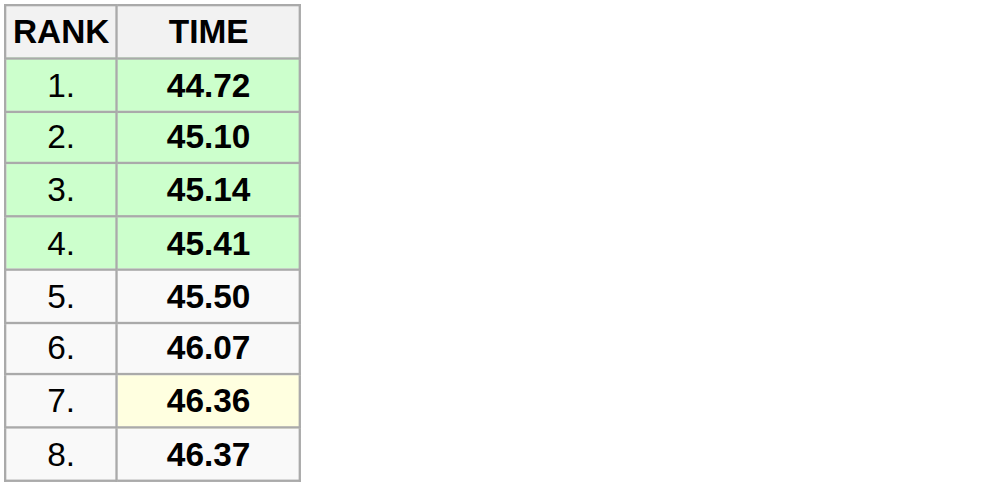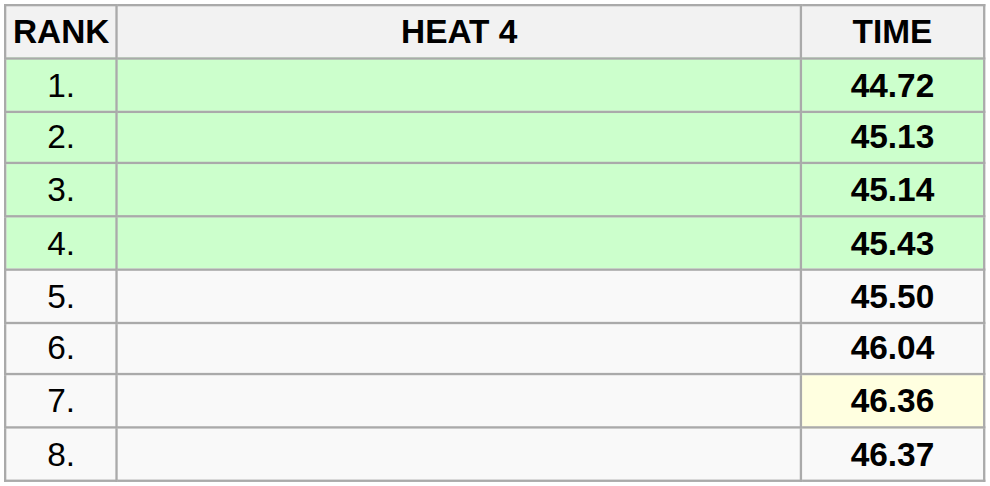+ column: (459, 32)
(209, 138) 45.10 -> (892, 138) 45.13
(209, 243) 45.41 -> (892, 243) 45.43
(209, 349) 46.07 -> (892, 349) 46.04
